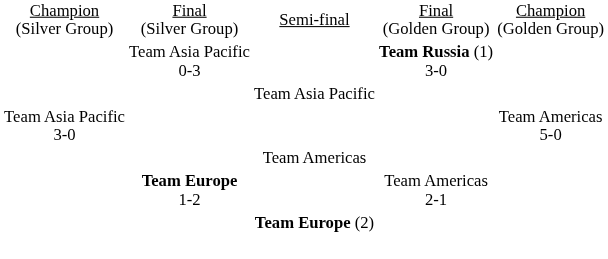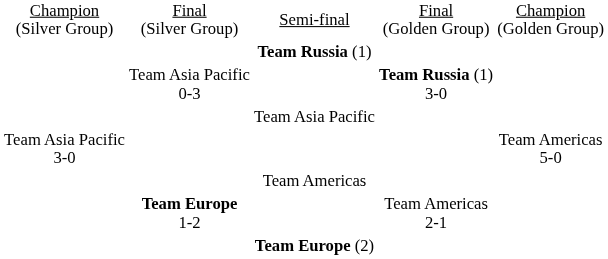+ row: (190, 52)
